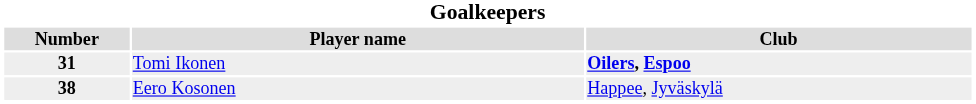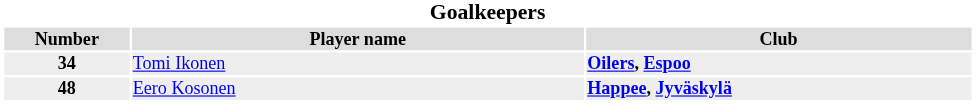(67, 63) 31 -> (67, 63) 34
(67, 88) 38 -> (67, 88) 48
(655, 88) normal -> (660, 88) bold
